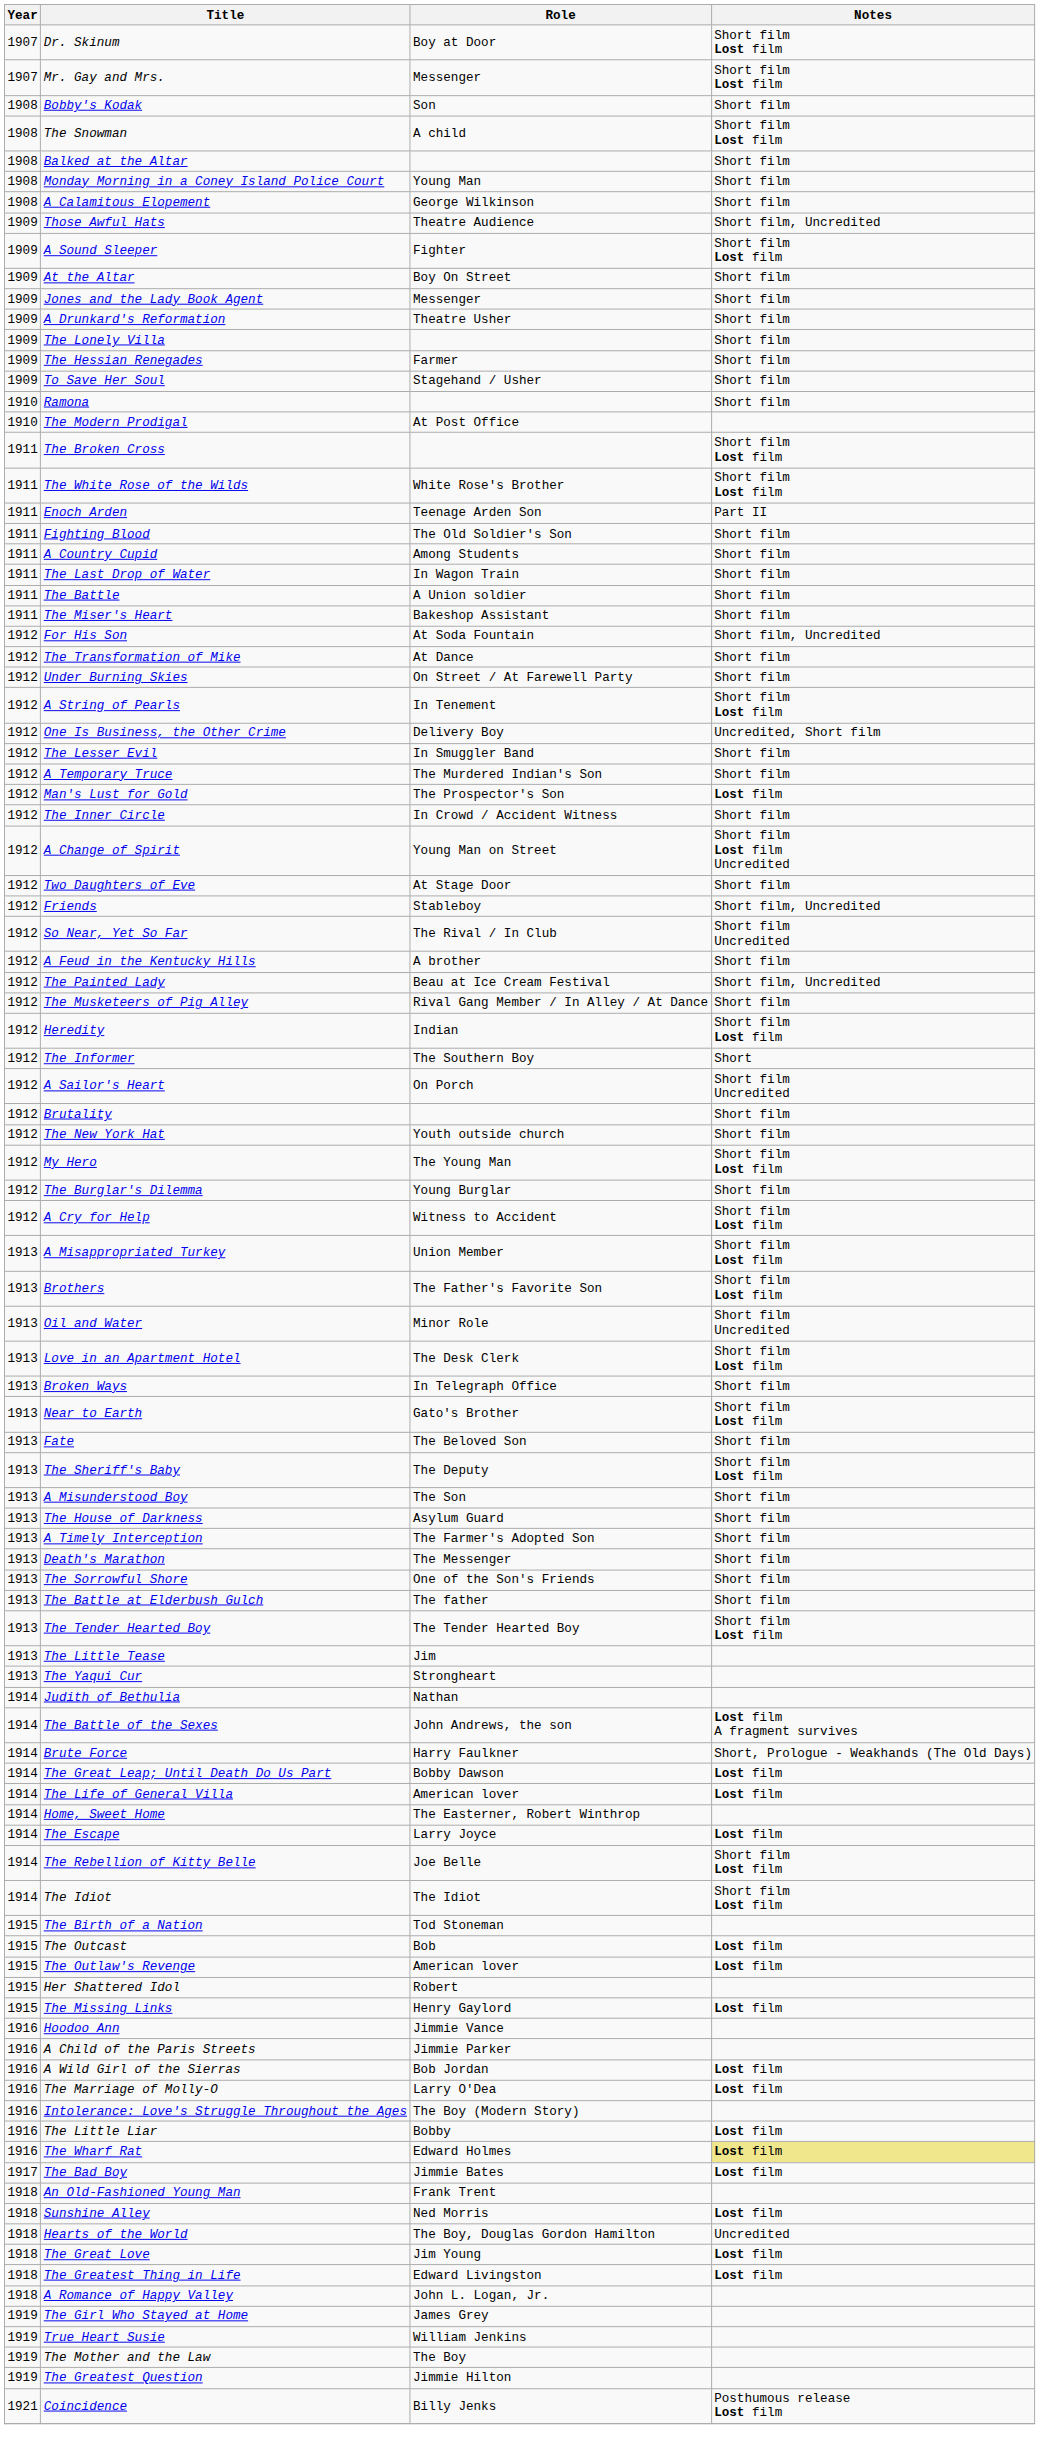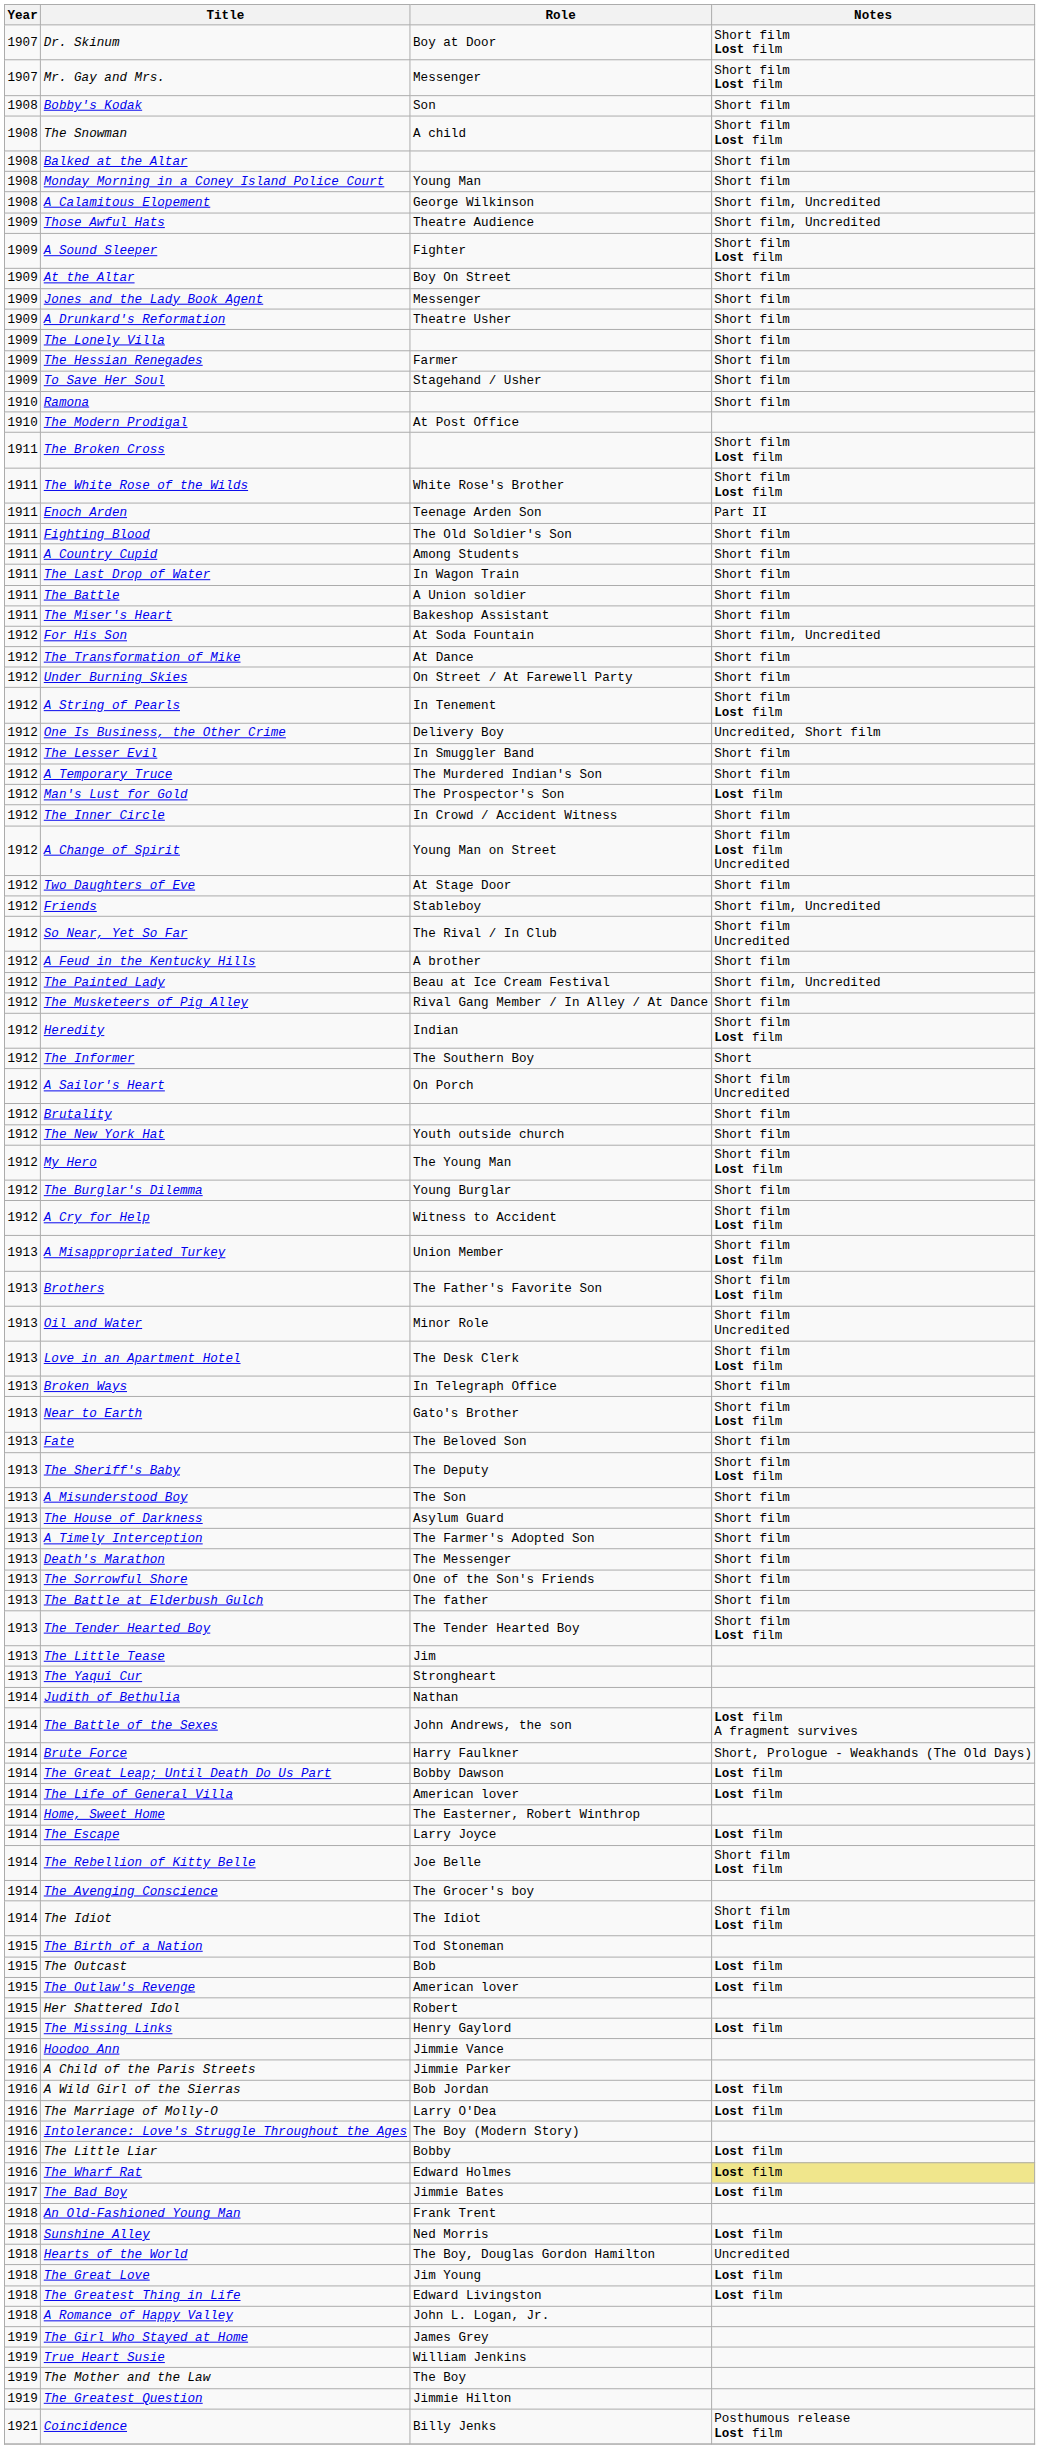(752, 202) Short film -> (797, 202) Short film, Uncredited
+ row: (131, 1891)
